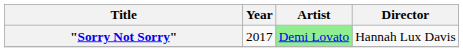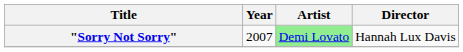(259, 36) 2017 -> (259, 36) 2007
